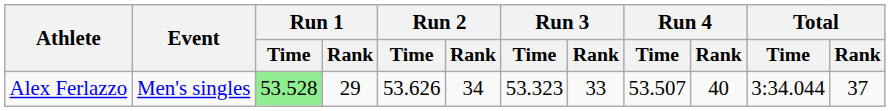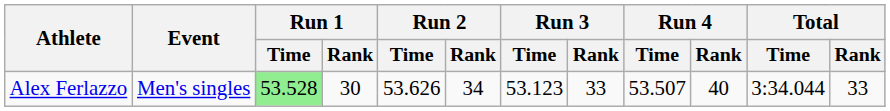(350, 89) 29 -> (350, 89) 30
(534, 89) 53.323 -> (534, 89) 53.123
(858, 89) 37 -> (858, 89) 33
